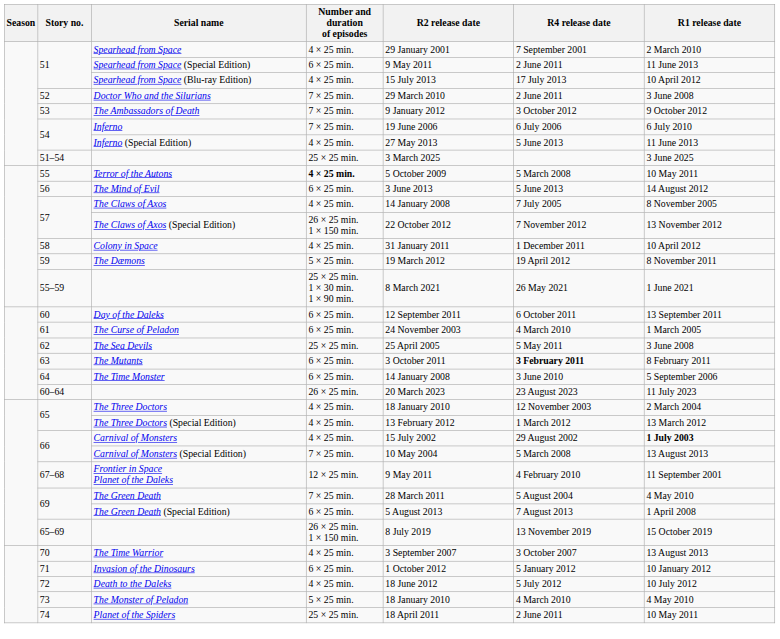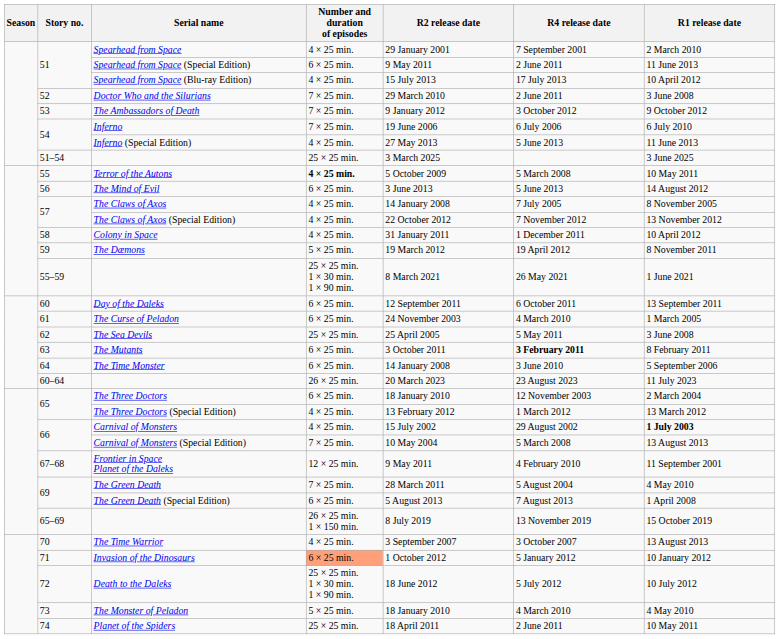(333, 225) 26 × 25 min. 1 × 150 min. -> (331, 219) 4 × 25 min.
(331, 407) 4 × 25 min. -> (331, 396) 6 × 25 min.
(331, 568) no background -> (331, 557) lightsalmon background
(331, 584) 4 × 25 min. -> (333, 584) 25 × 25 min. 1 × 30 min. 1 × 90 min.
